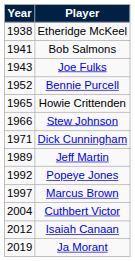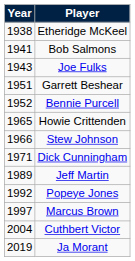+ row: (82, 85)
- row: (82, 229)
